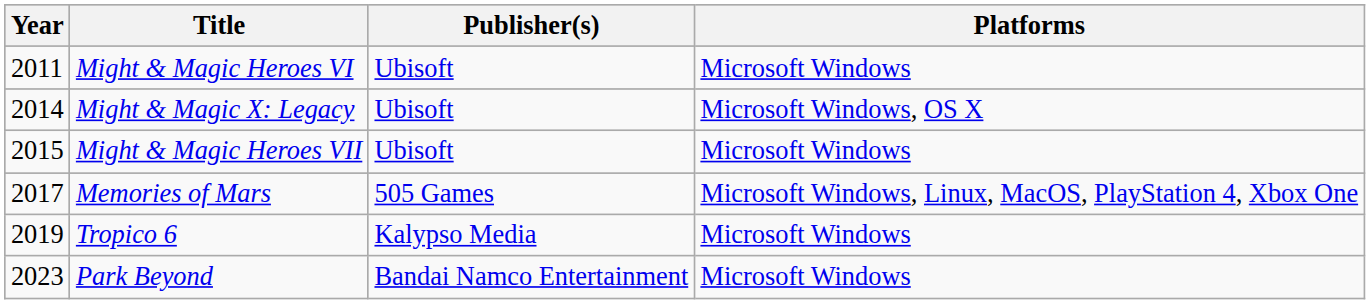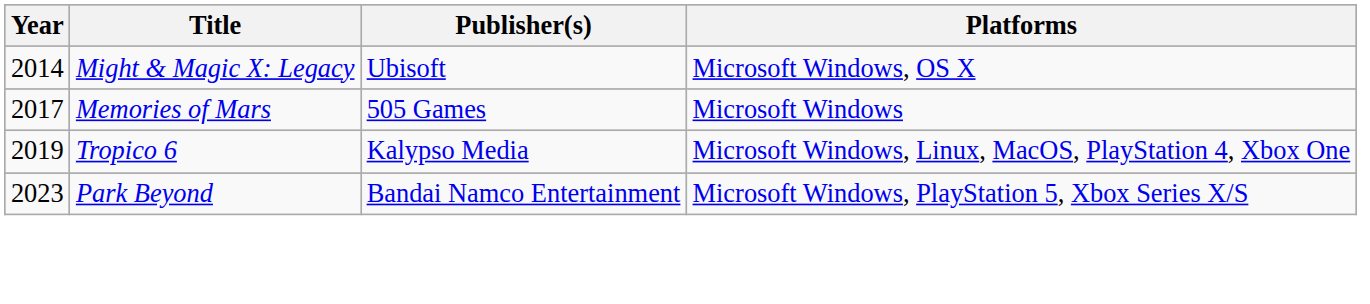- row: (215, 67)
- row: (219, 151)
(1029, 192) Microsoft Windows, Linux, MacOS, PlayStation 4, Xbox One -> (798, 109) Microsoft Windows
(806, 234) Microsoft Windows -> (1021, 151) Microsoft Windows, Linux, MacOS, PlayStation 4, Xbox One
(806, 276) Microsoft Windows -> (970, 192) Microsoft Windows, PlayStation 5, Xbox Series X/S
